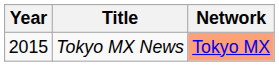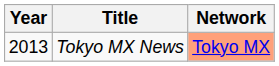(28, 46) 2015 -> (28, 46) 2013
